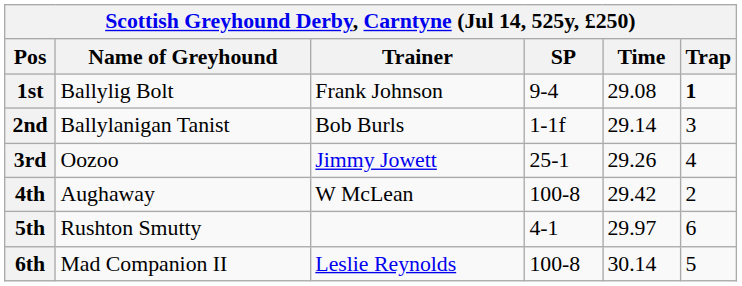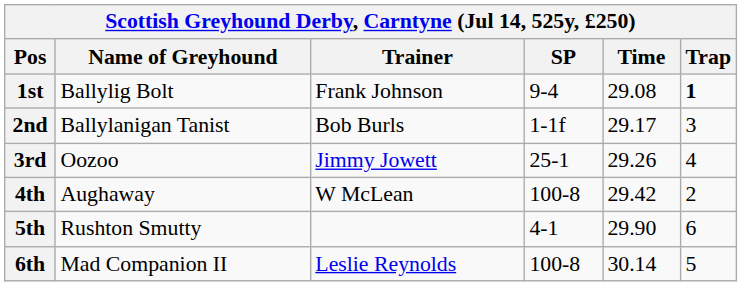(632, 125) 29.14 -> (632, 125) 29.17
(632, 228) 29.97 -> (632, 228) 29.90
